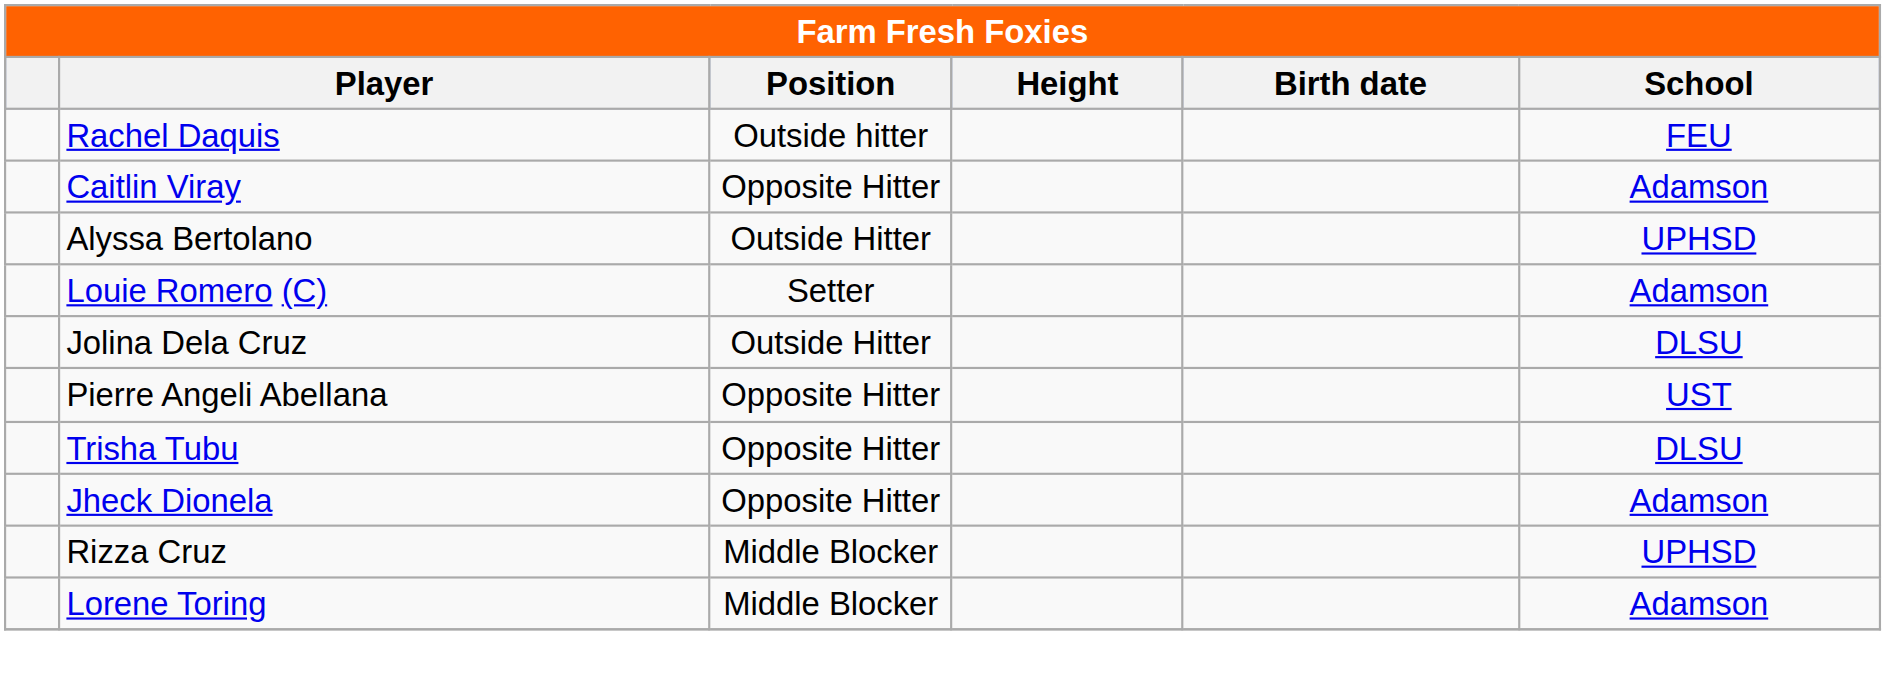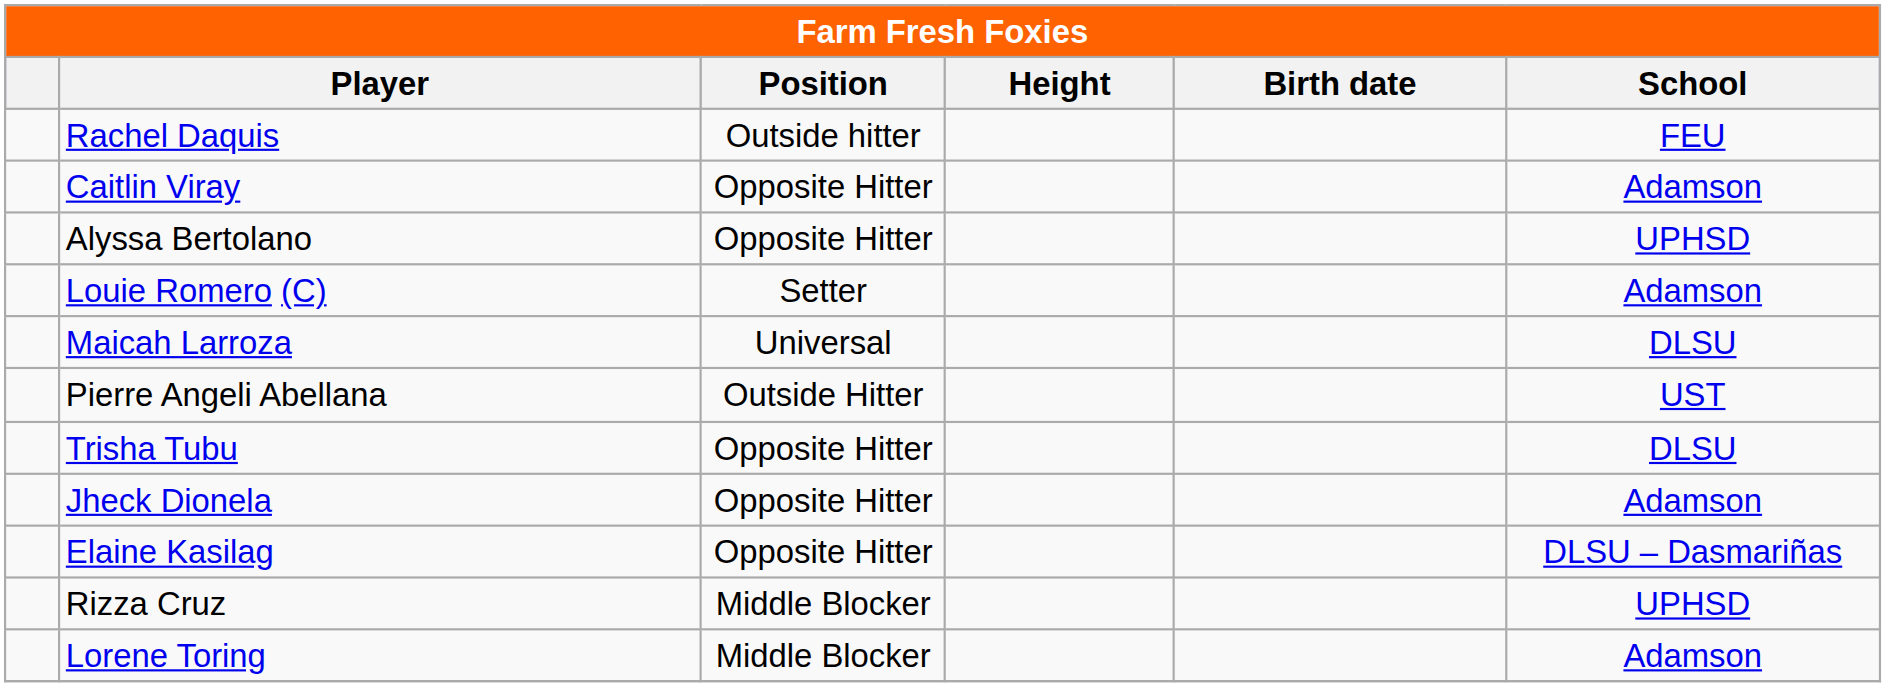(831, 239) Outside Hitter -> (823, 239) Opposite Hitter
- row: (187, 343)
+ row: (179, 343)
(831, 395) Opposite Hitter -> (823, 395) Outside Hitter
+ row: (170, 551)
